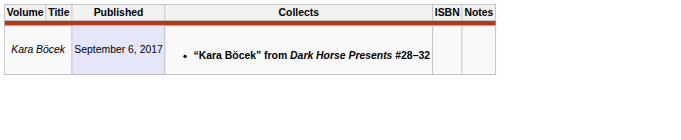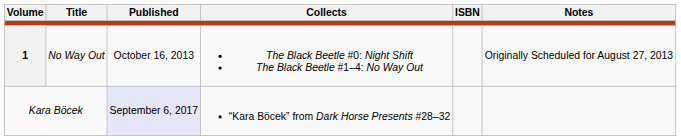+ row: (77, 56)
(299, 56) bold -> (327, 117) normal
